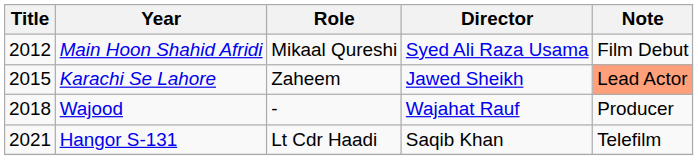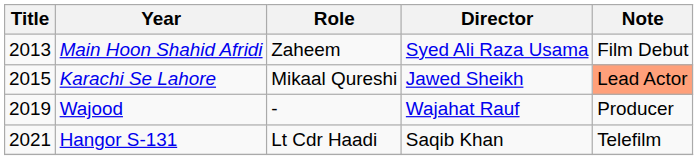(30, 49) 2012 -> (30, 49) 2013
(334, 49) Mikaal Qureshi -> (306, 49) Zaheem
(306, 79) Zaheem -> (334, 79) Mikaal Qureshi
(30, 109) 2018 -> (30, 109) 2019
